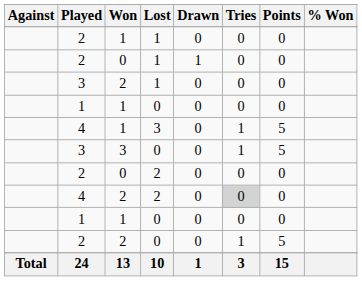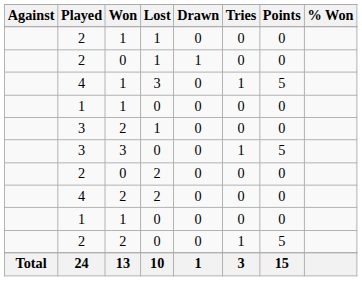rows swapped: (82, 83) <-> (82, 128)
(241, 196) lightgrey background -> (241, 196) no background
